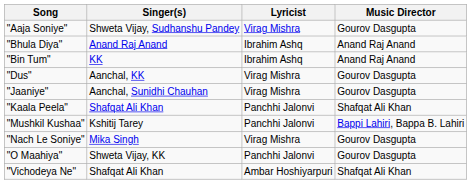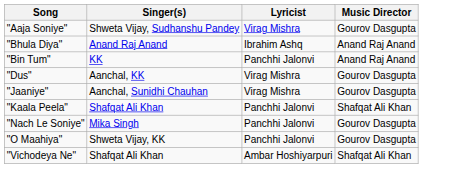(273, 60) Ibrahim Ashq -> (279, 60) Panchhi Jalonvi
- row: (46, 124)
(272, 140) Virag Mishra -> (279, 124) Panchhi Jalonvi
